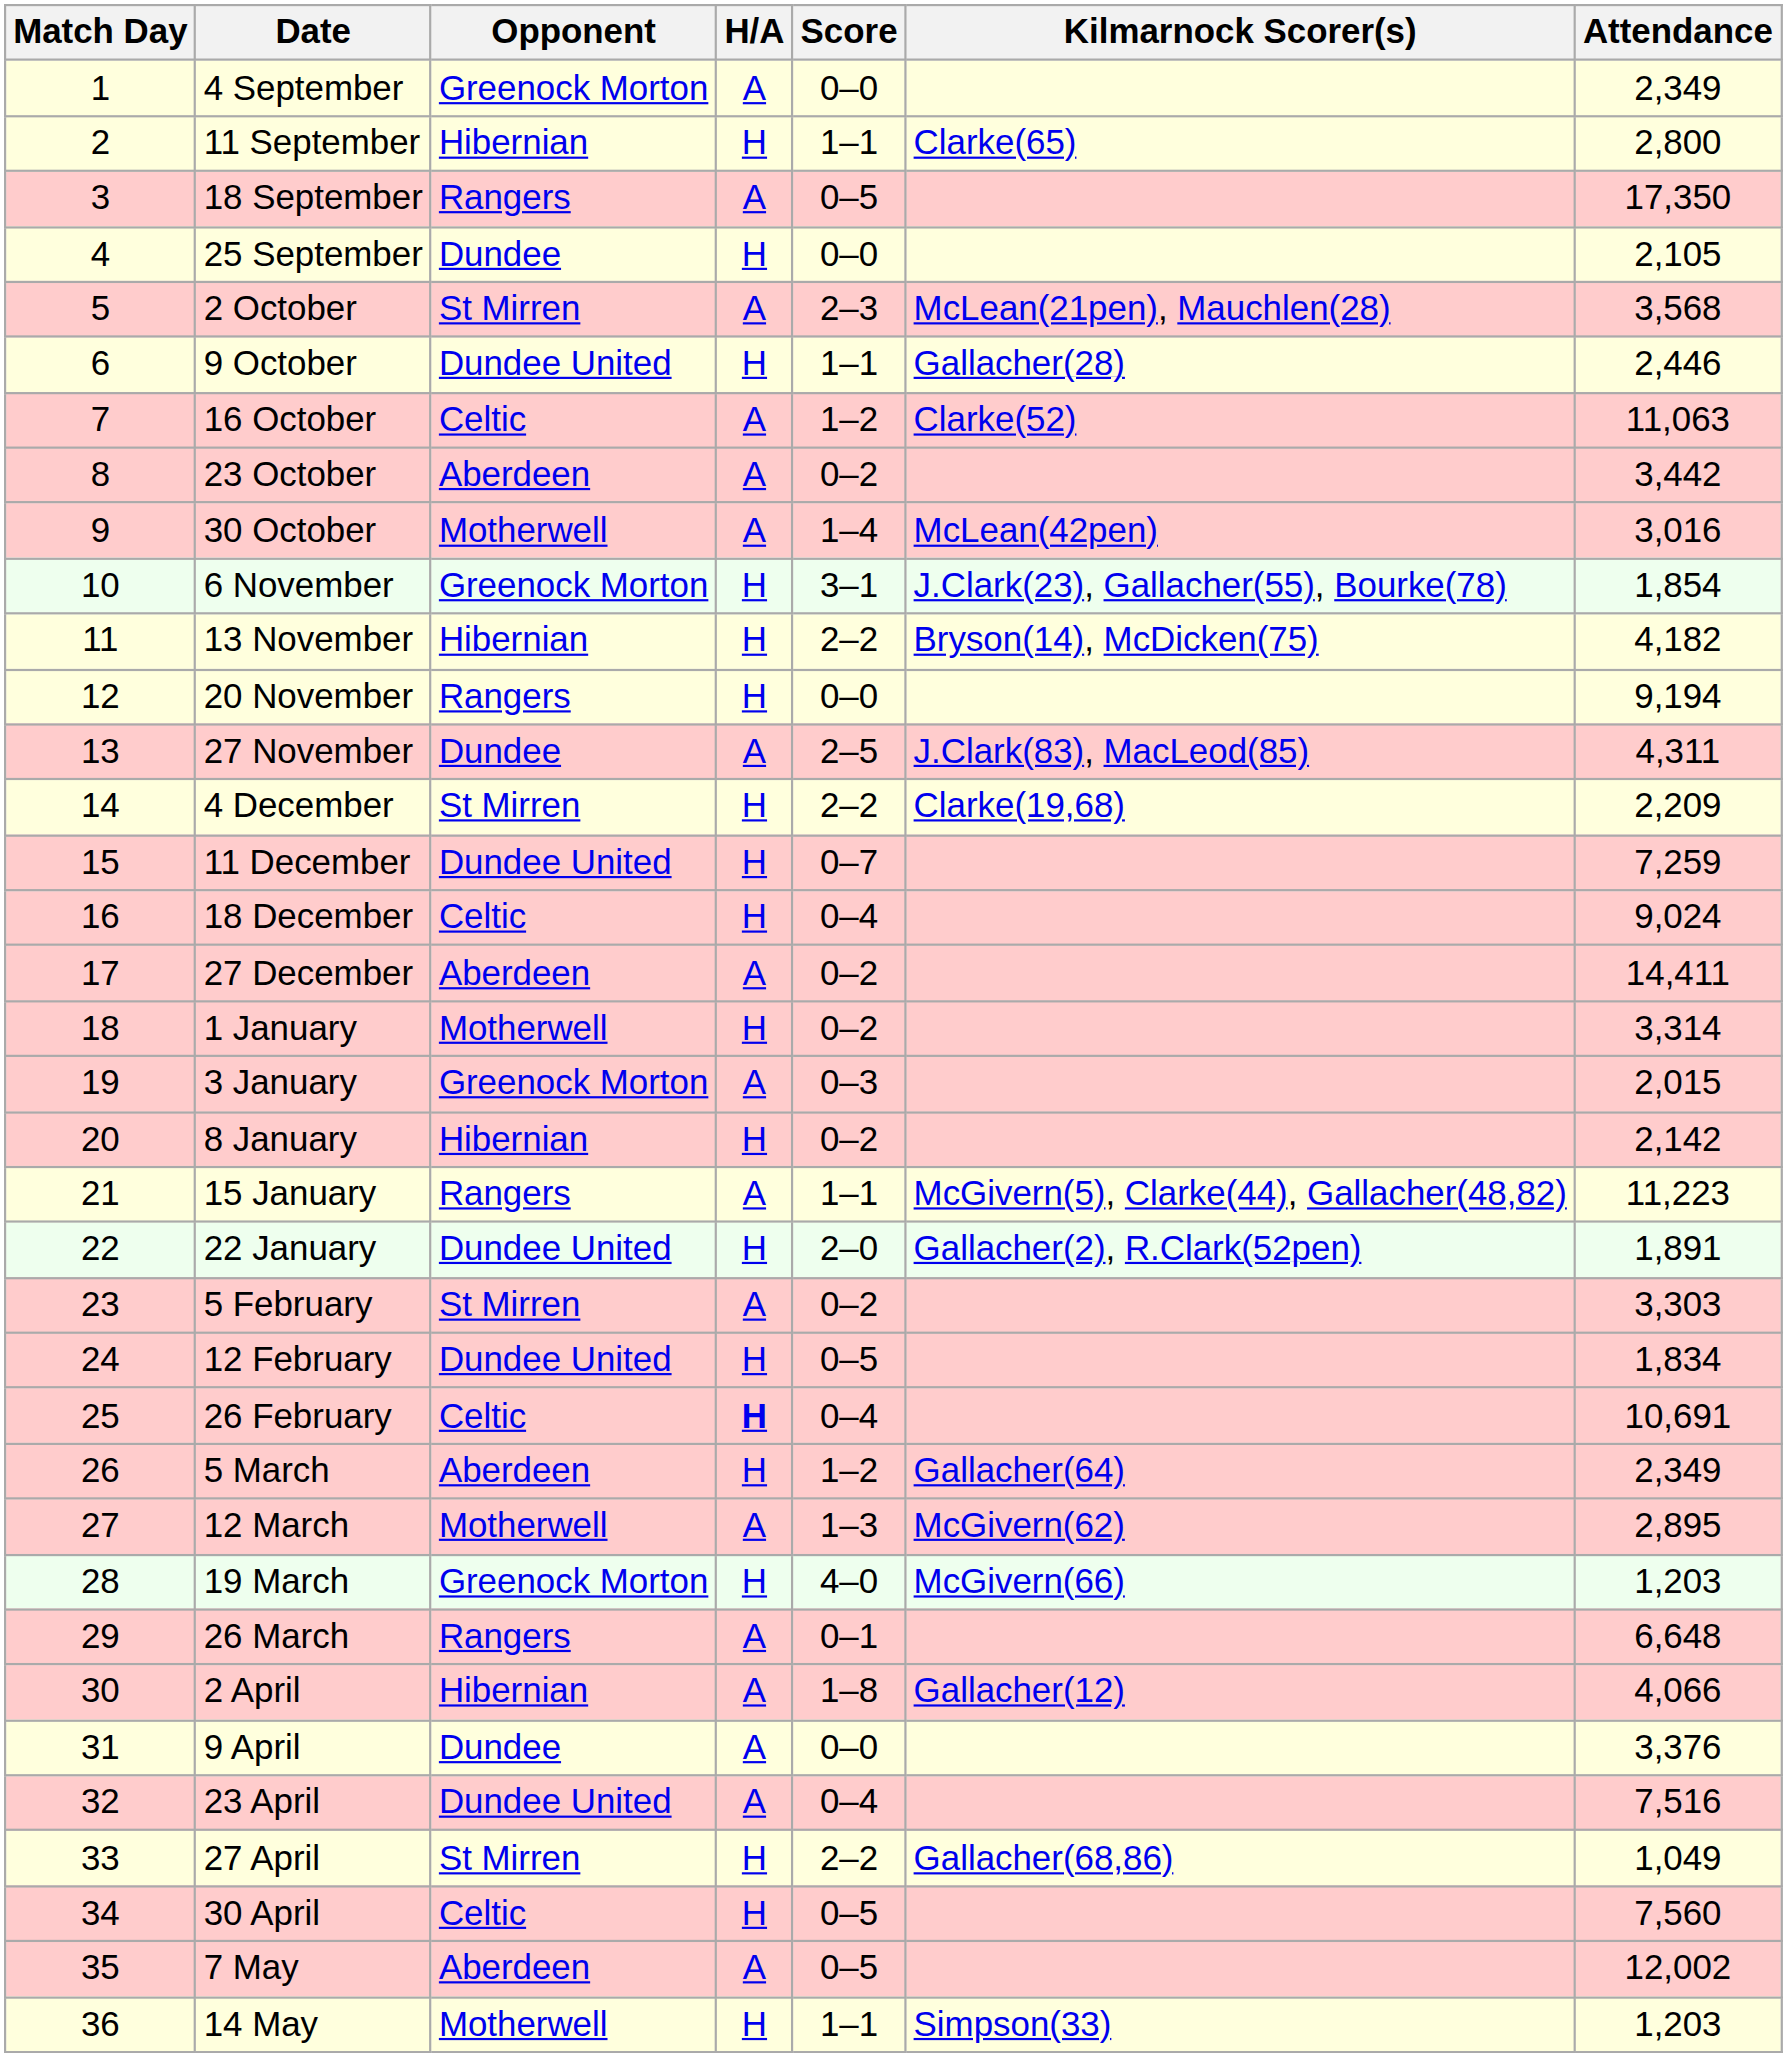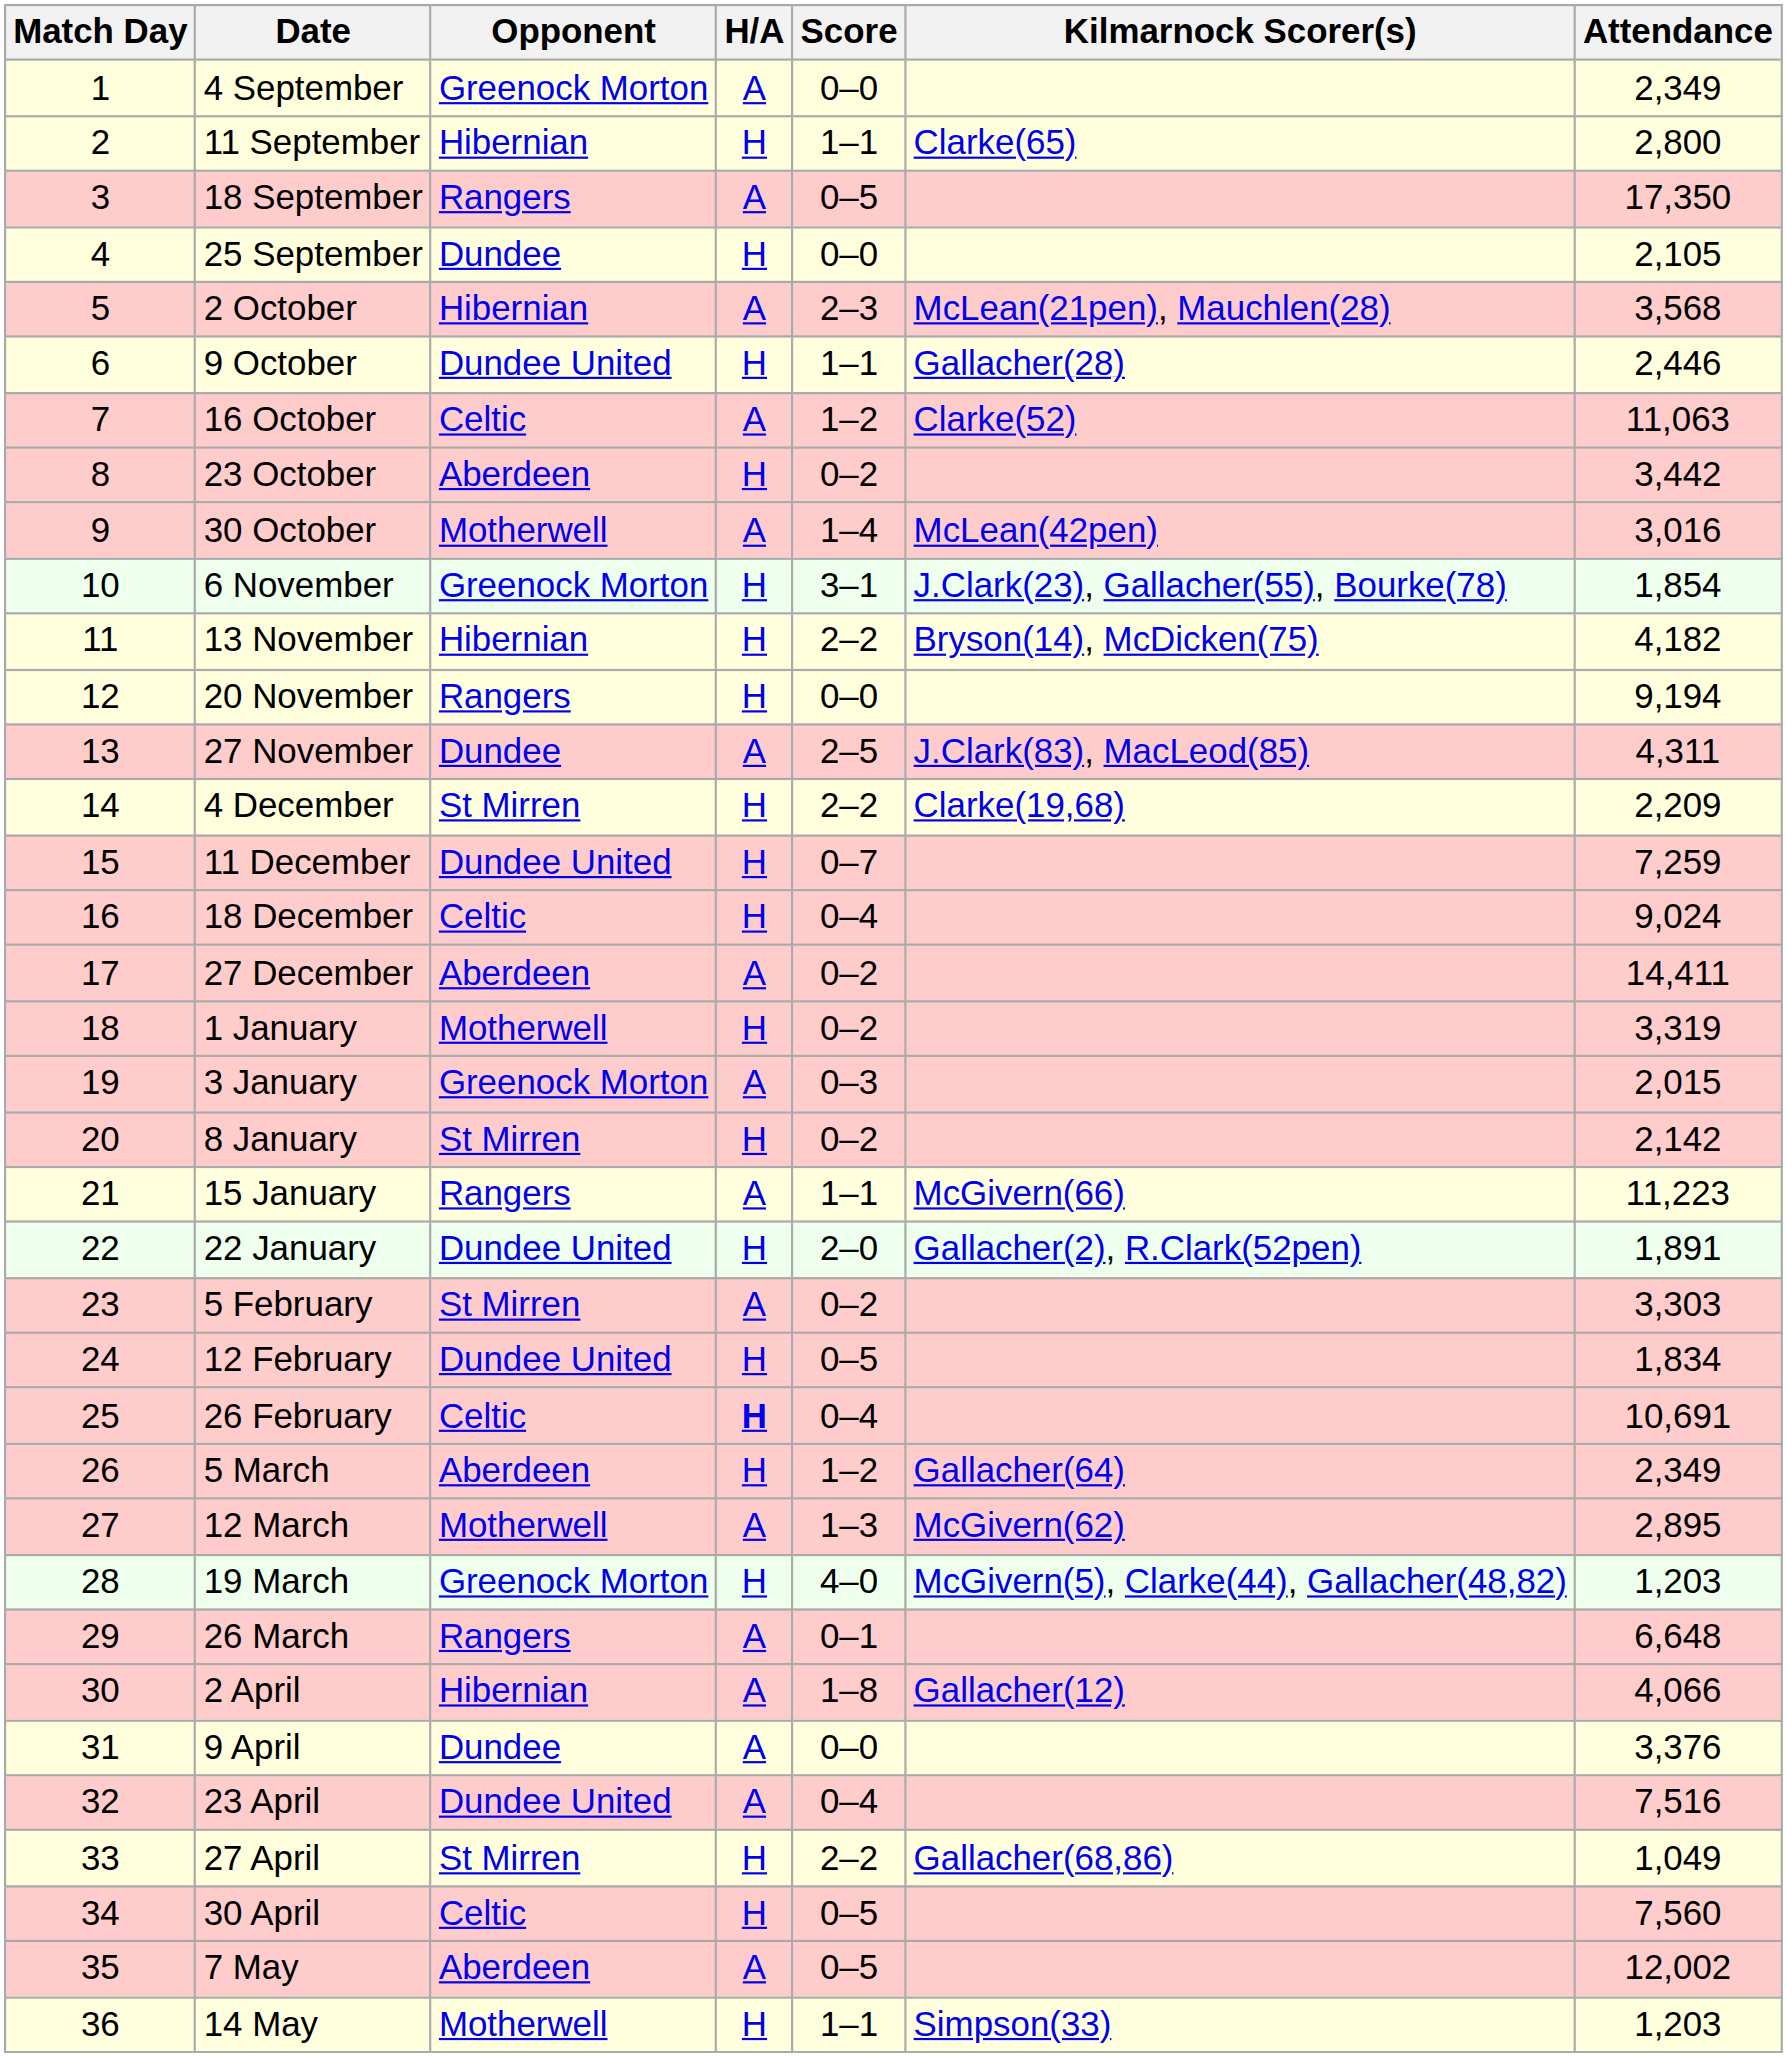(510, 308) St Mirren -> (514, 308) Hibernian
(754, 474) A -> (754, 474) H
(1678, 1027) 3,314 -> (1678, 1027) 3,319
(514, 1138) Hibernian -> (510, 1138) St Mirren
(1240, 1193) McGivern(5), Clarke(44), Gallacher(48,82) -> (1019, 1193) McGivern(66)
(1019, 1581) McGivern(66) -> (1240, 1581) McGivern(5), Clarke(44), Gallacher(48,82)
